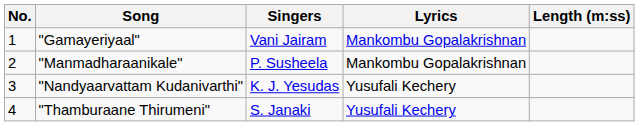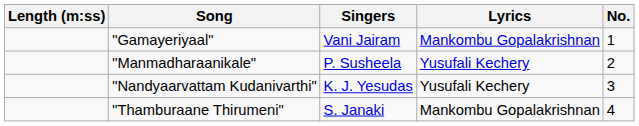columns swapped: (20, 16) <-> (582, 16)
(436, 63) Mankombu Gopalakrishnan -> (475, 63) Yusufali Kechery
(401, 110) Yusufali Kechery -> (510, 110) Mankombu Gopalakrishnan
